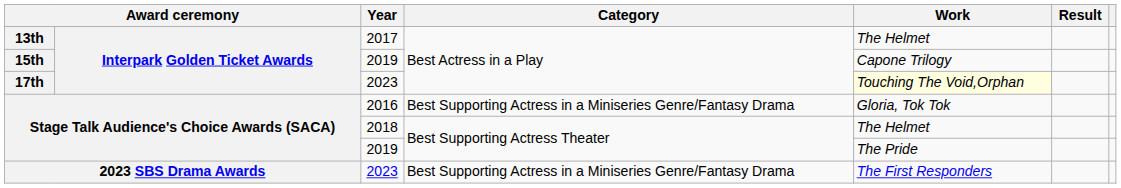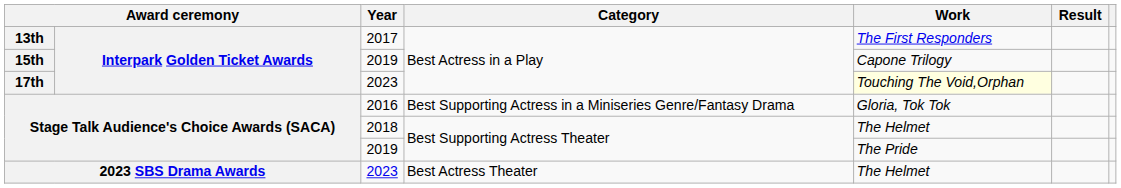(893, 37) The Helmet -> (924, 37) The First Responders
(601, 171) Best Supporting Actress in a Miniseries Genre/Fantasy Drama -> (472, 171) Best Actress Theater
(924, 171) The First Responders -> (893, 171) The Helmet
